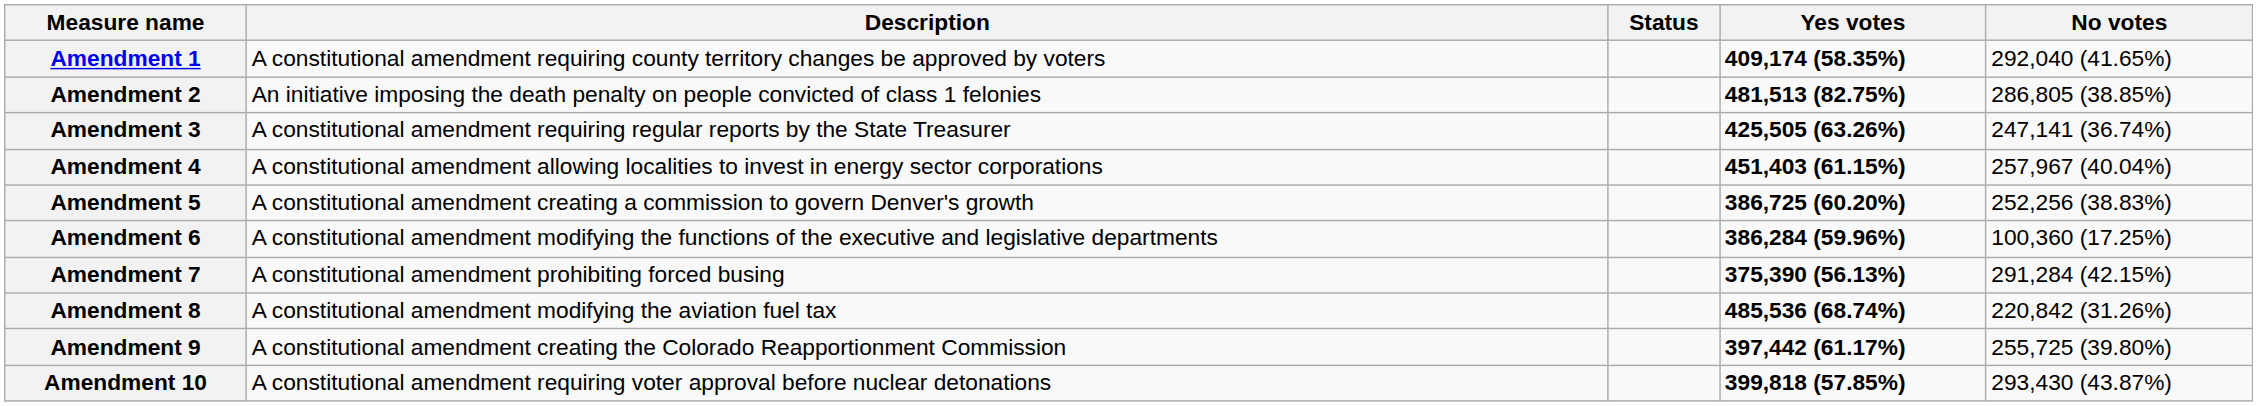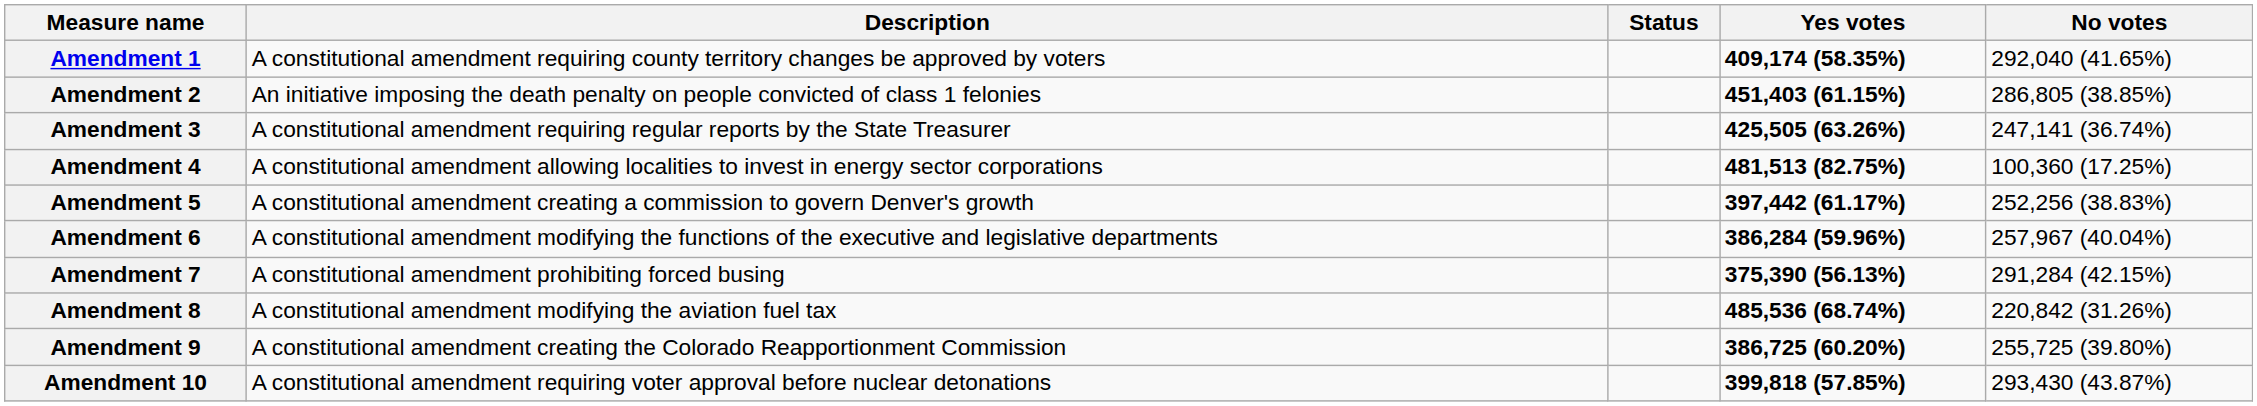(1815, 94) 481,513 (82.75%) -> (1815, 94) 451,403 (61.15%)
(1815, 166) 451,403 (61.15%) -> (1815, 166) 481,513 (82.75%)
(2082, 166) 257,967 (40.04%) -> (2082, 166) 100,360 (17.25%)
(1815, 202) 386,725 (60.20%) -> (1815, 202) 397,442 (61.17%)
(2082, 238) 100,360 (17.25%) -> (2082, 238) 257,967 (40.04%)
(1815, 346) 397,442 (61.17%) -> (1815, 346) 386,725 (60.20%)
